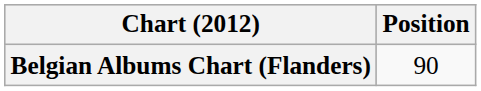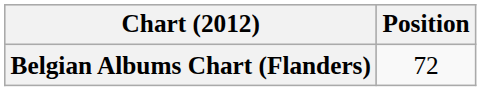(426, 64) 90 -> (426, 64) 72
